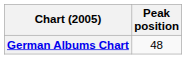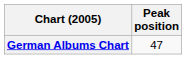(157, 44) 48 -> (157, 44) 47
